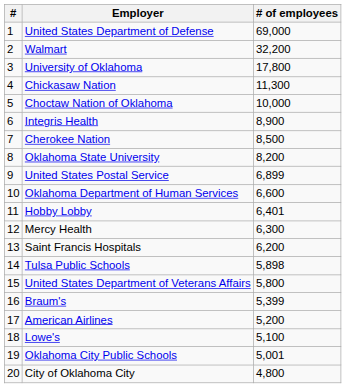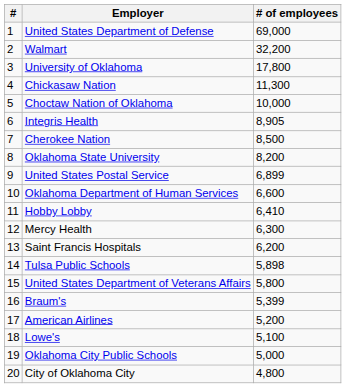(270, 121) 8,900 -> (270, 121) 8,905
(270, 211) 6,401 -> (270, 211) 6,410
(270, 355) 5,001 -> (270, 355) 5,000
